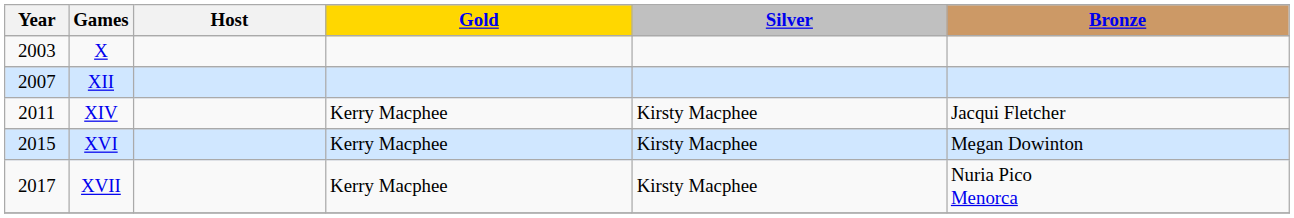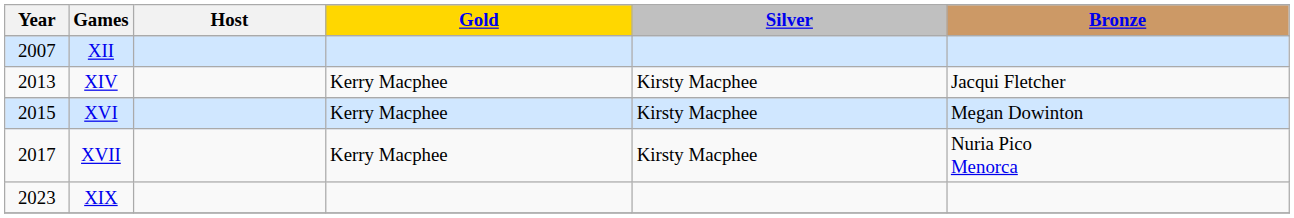- row: (101, 51)
(37, 113) 2011 -> (37, 82) 2013
+ row: (101, 197)
